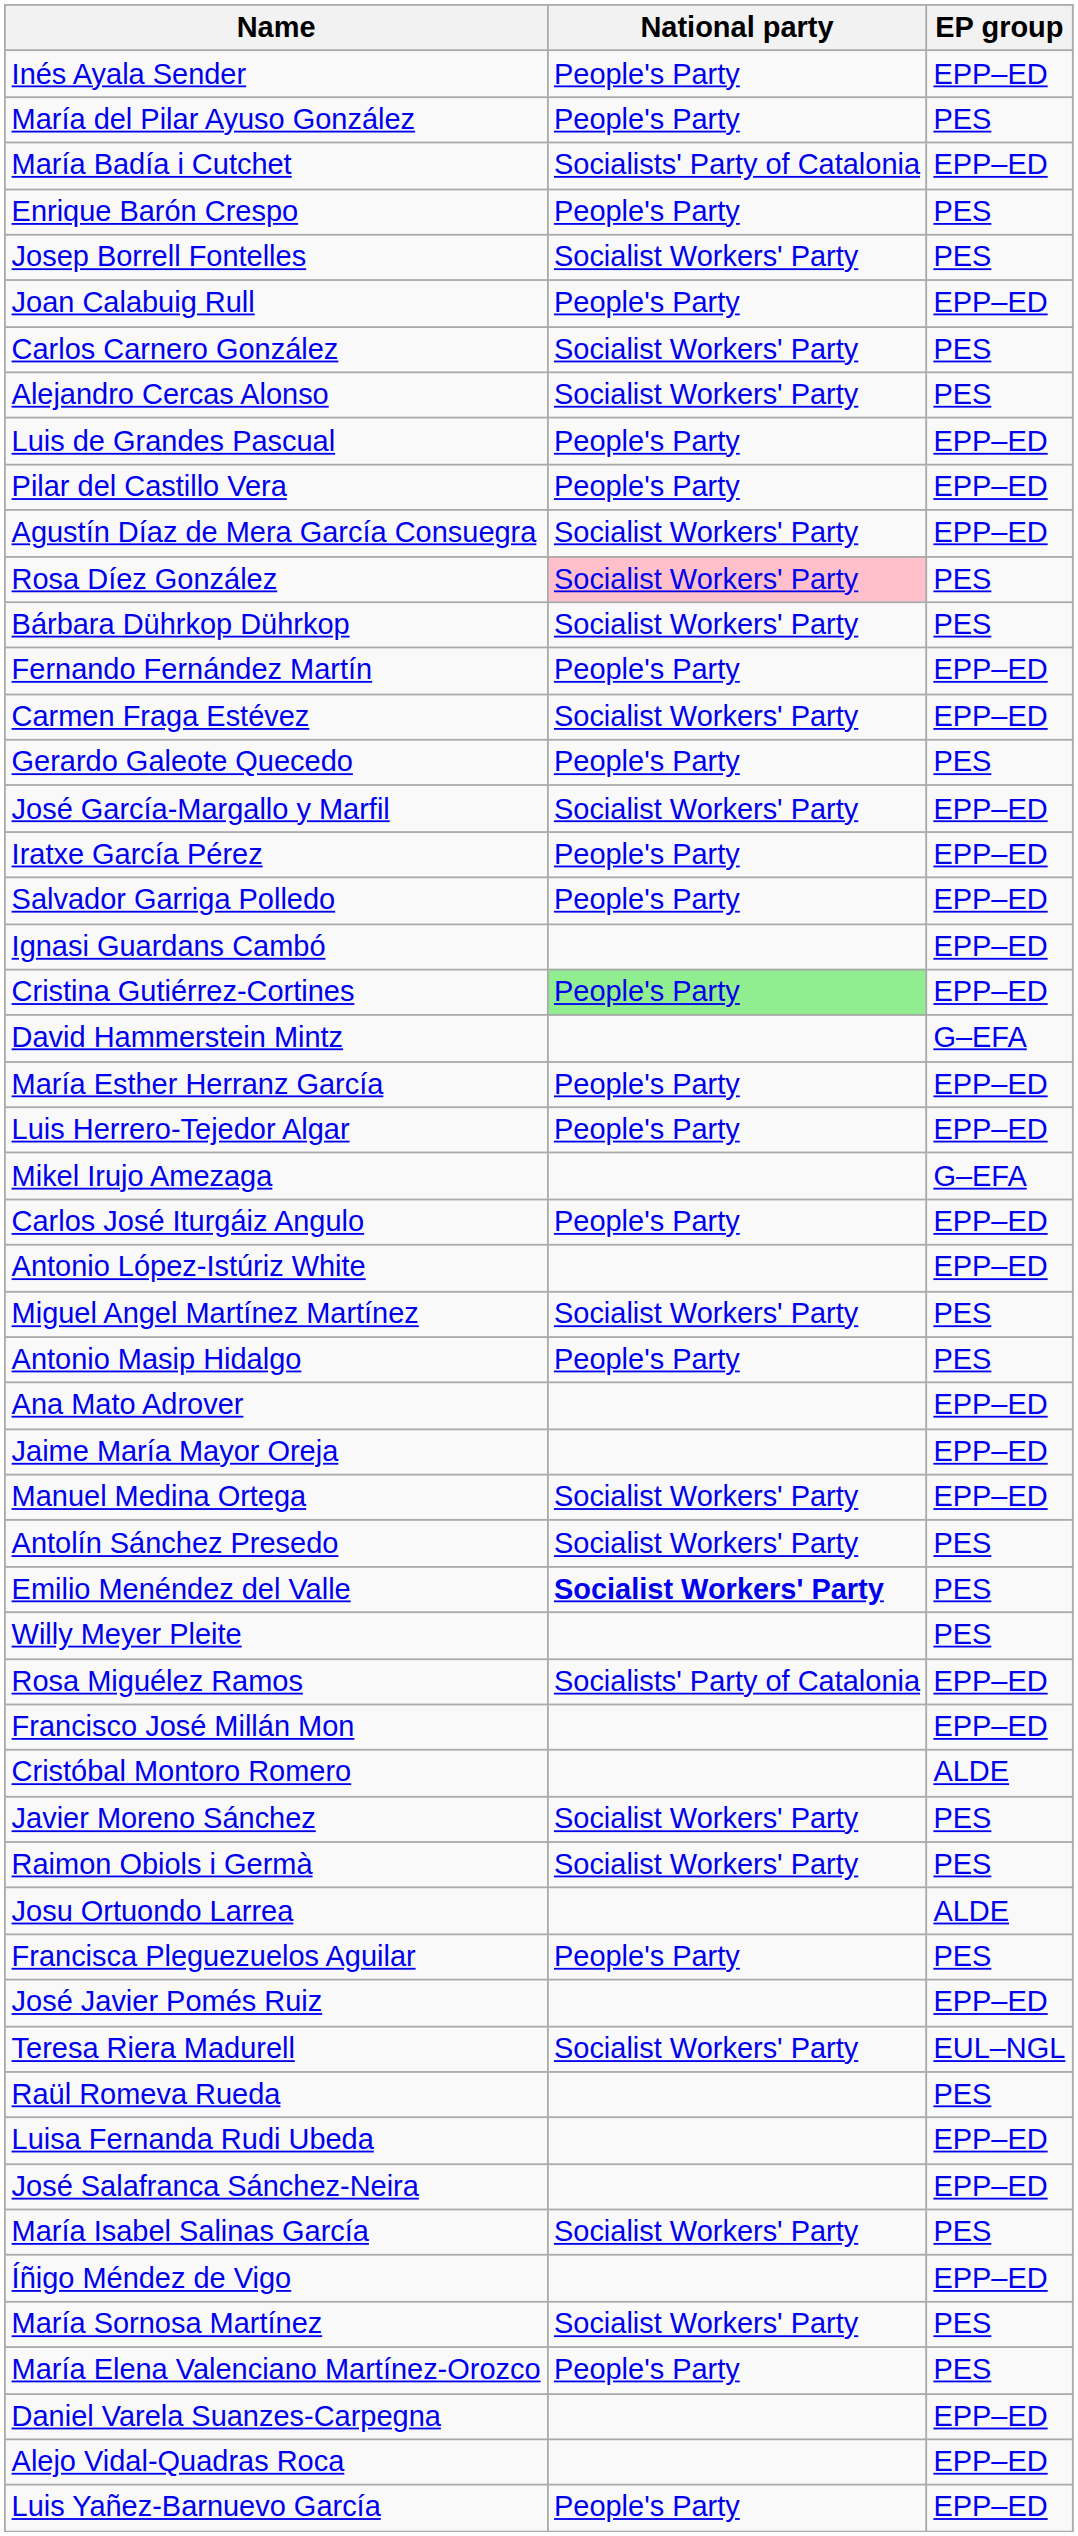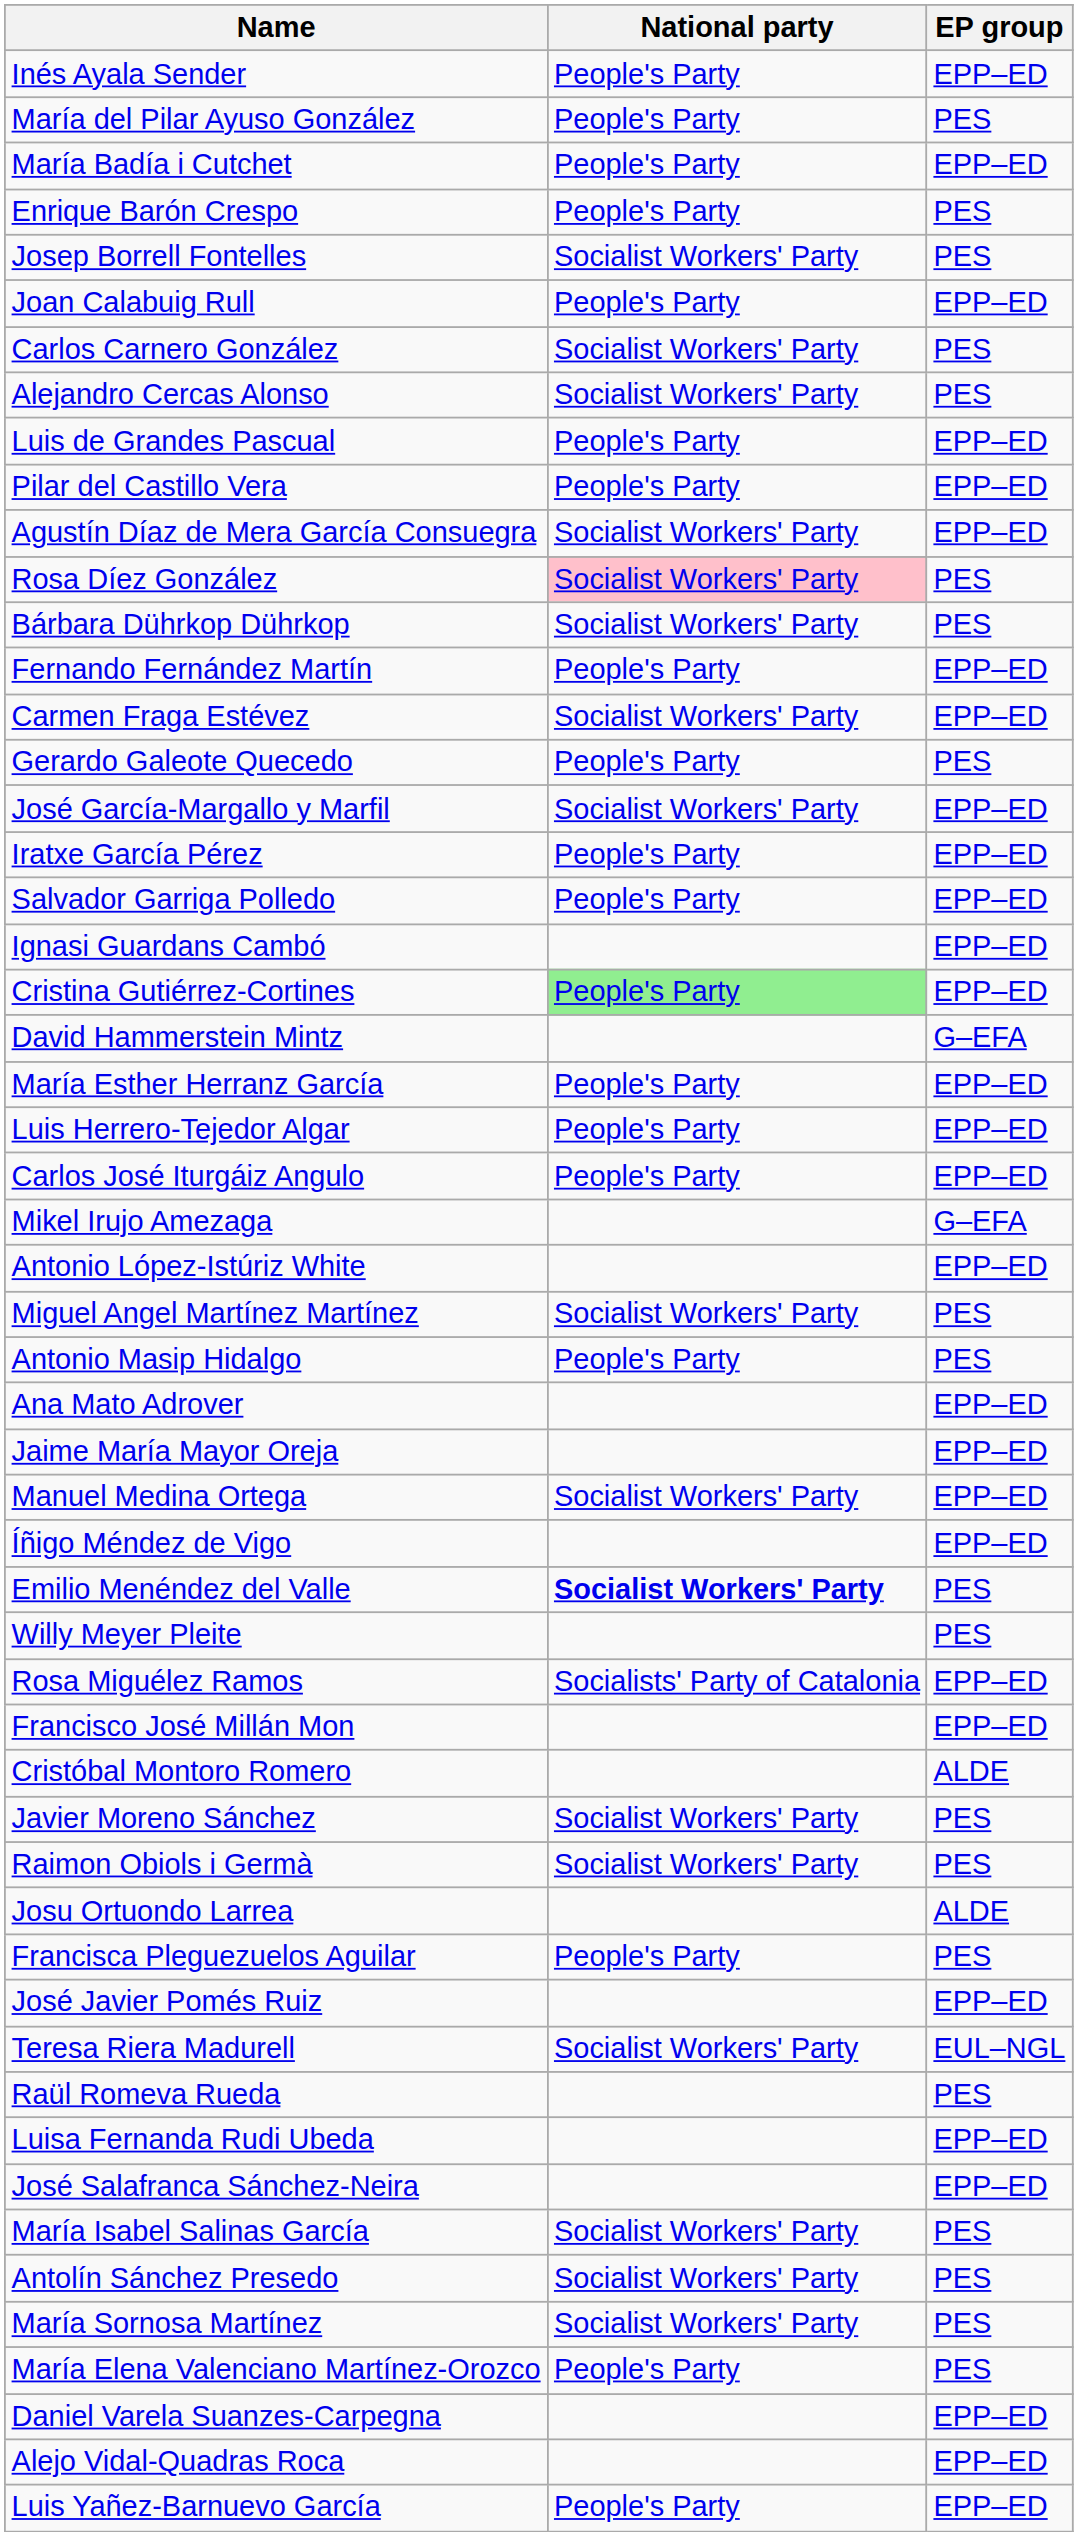(737, 165) Socialists' Party of Catalonia -> (647, 165) People's Party
rows swapped: (188, 1221) <-> (142, 1175)
rows swapped: (151, 2277) <-> (175, 1543)
